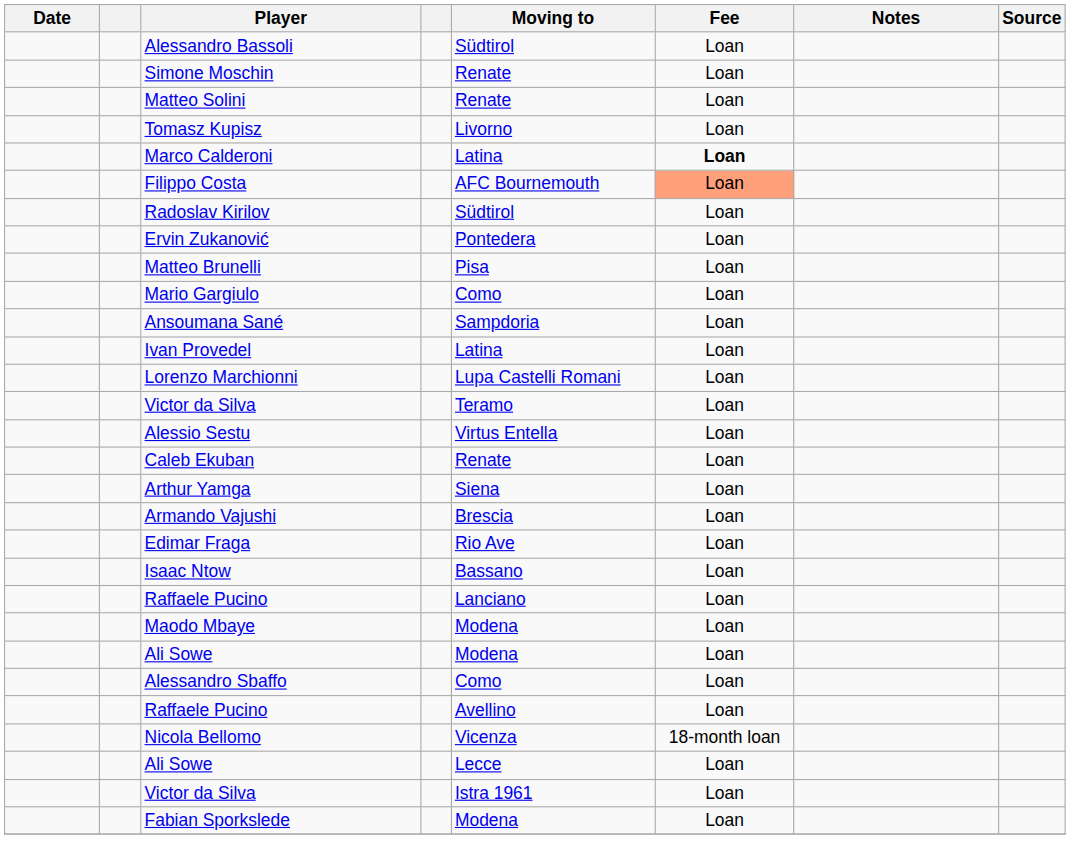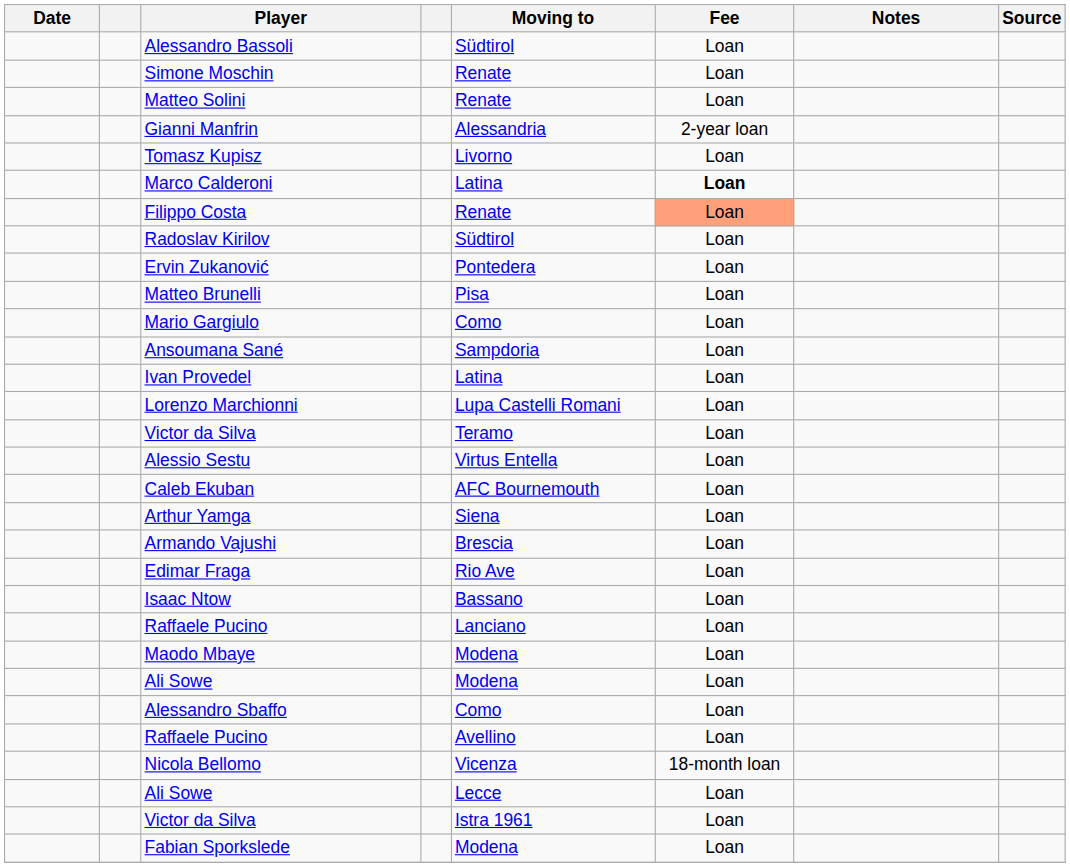+ row: (52, 129)
(527, 184) AFC Bournemouth -> (483, 211) Renate
(483, 460) Renate -> (527, 488) AFC Bournemouth
